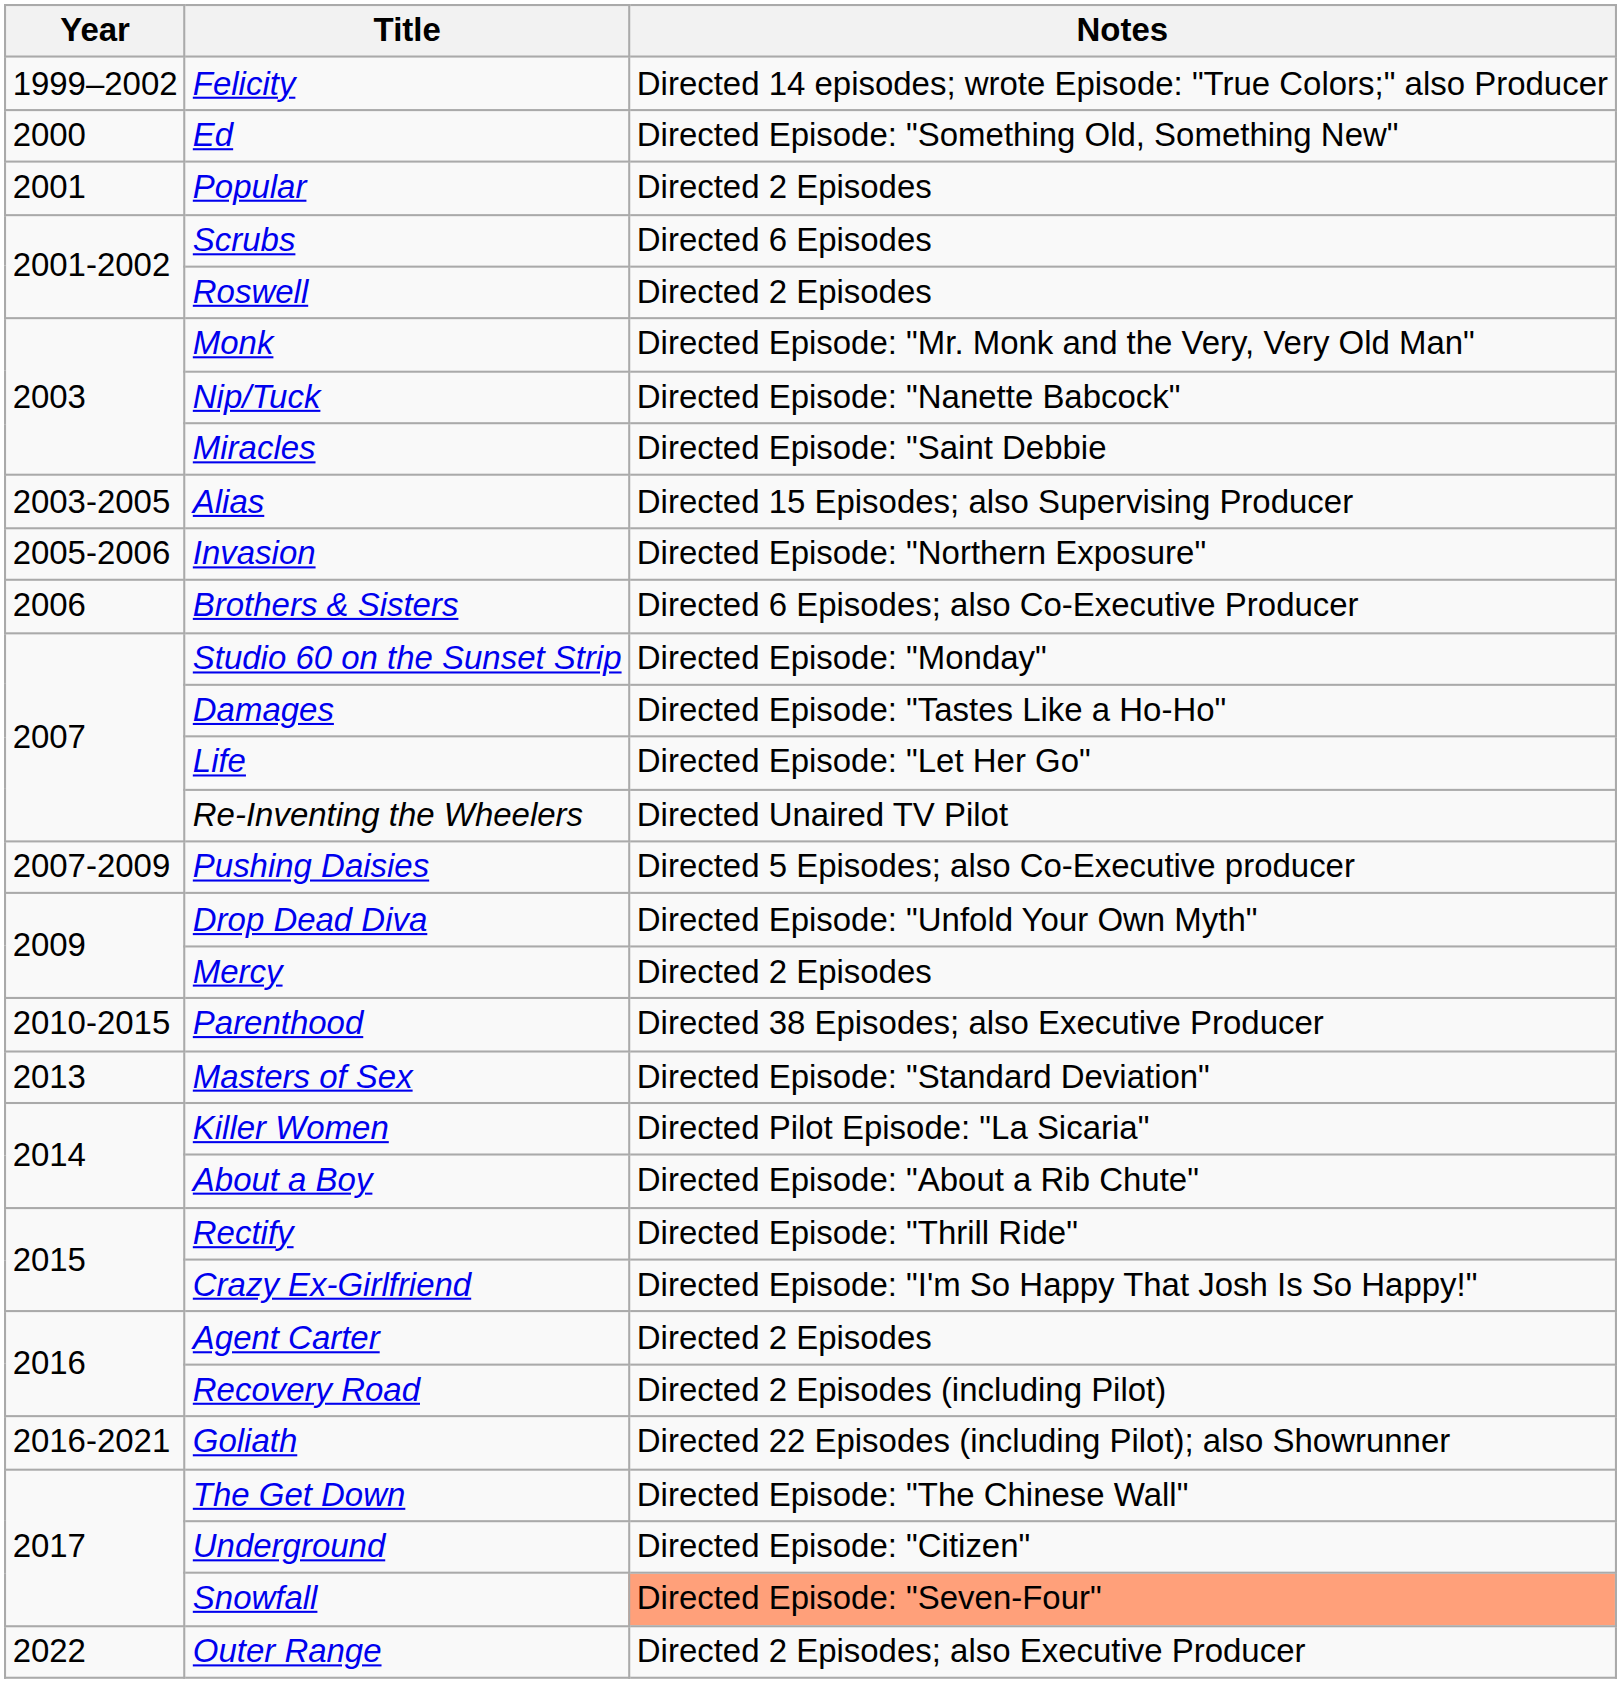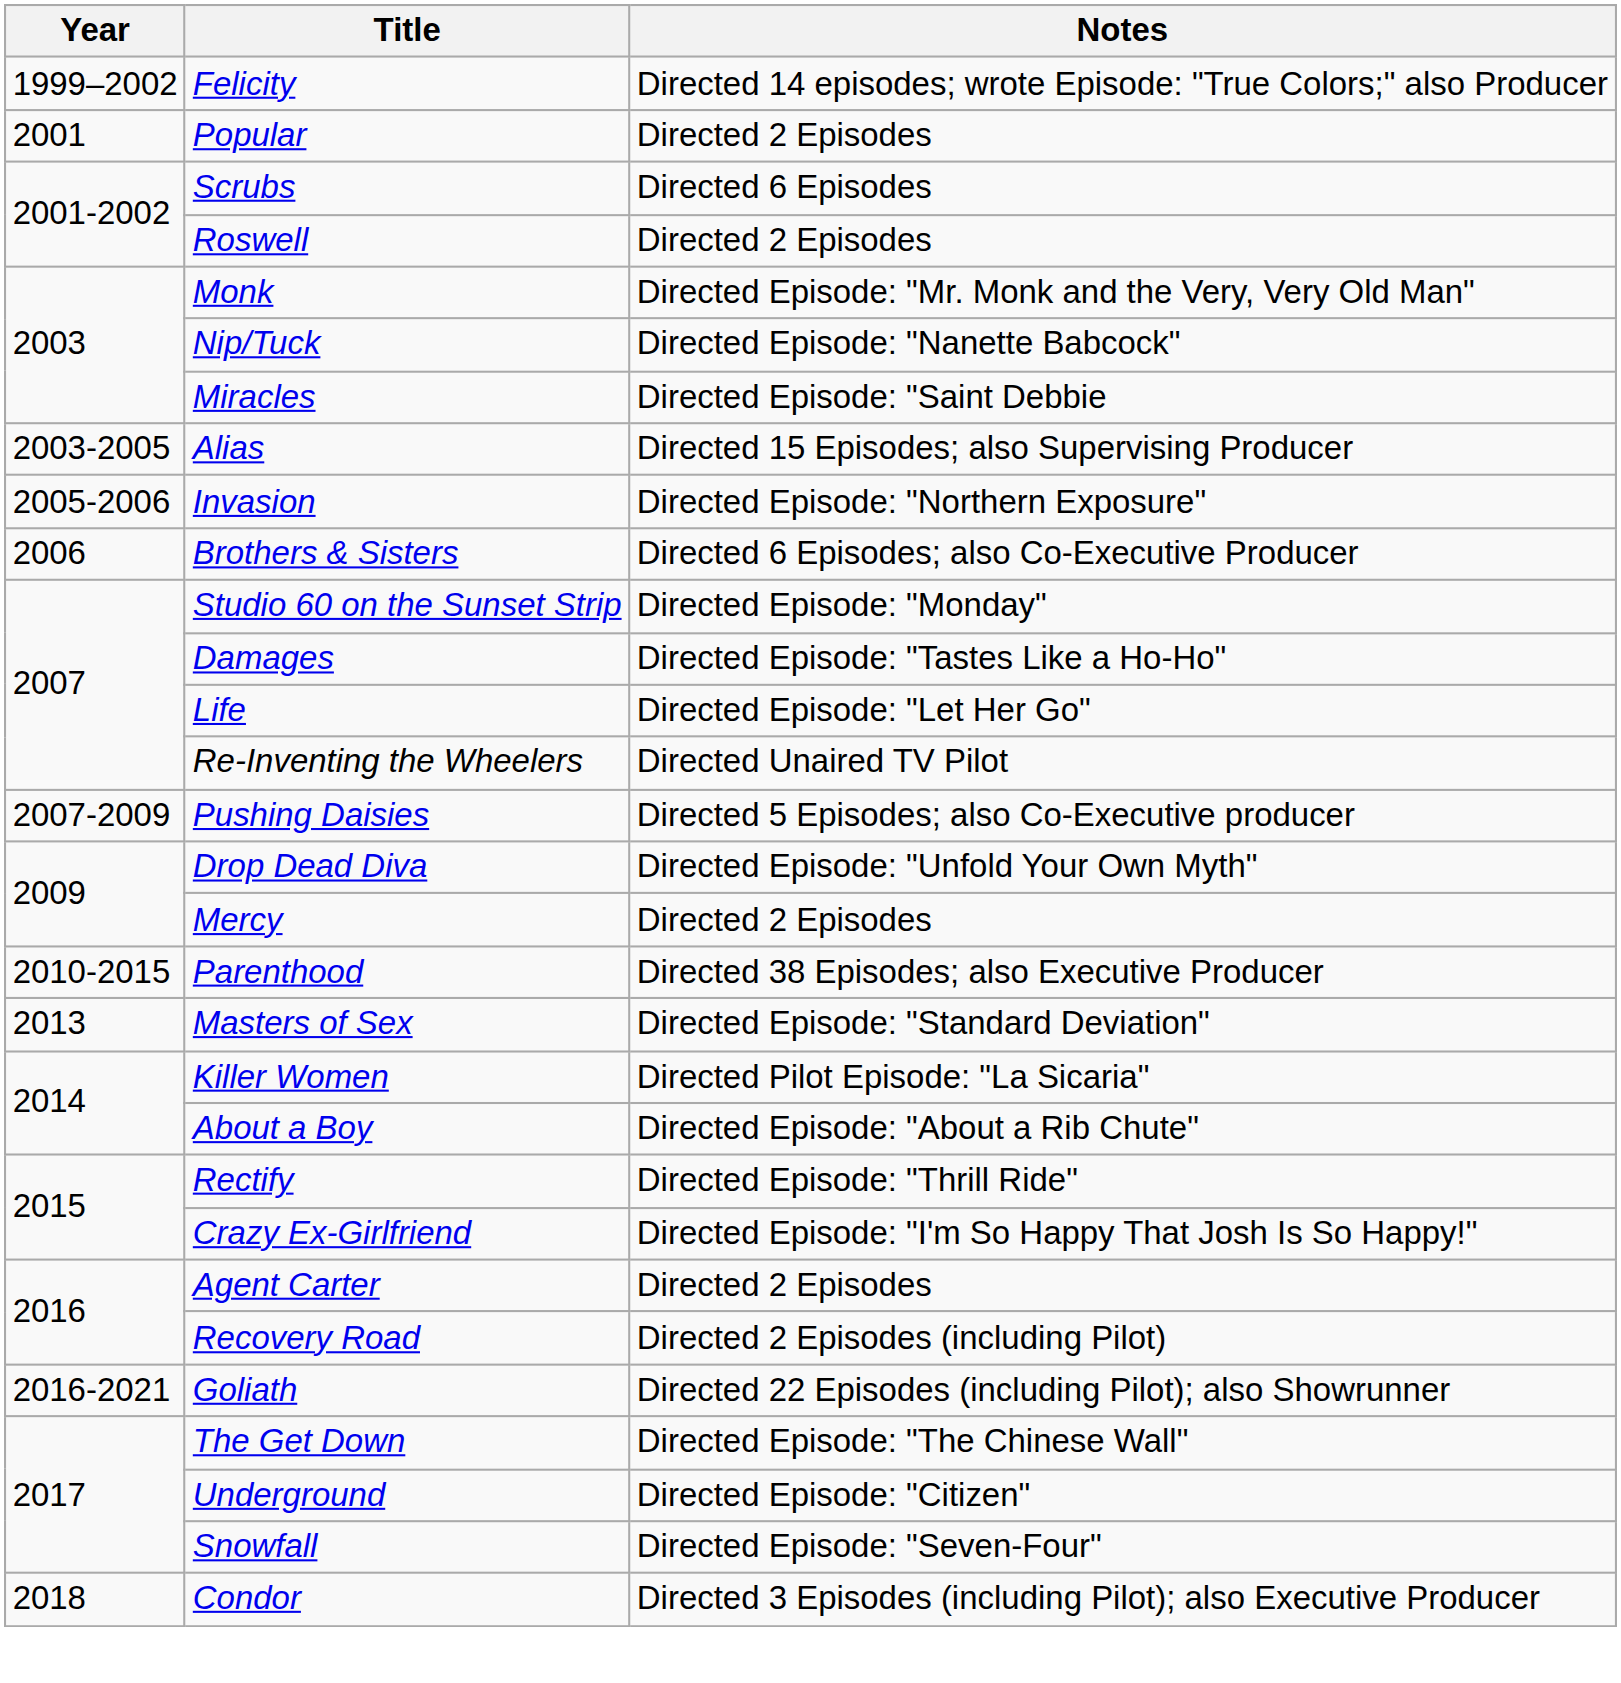- row: (213, 135)
(869, 1598) lightsalmon background -> (869, 1546) no background
+ row: (247, 1598)
- row: (287, 1651)
